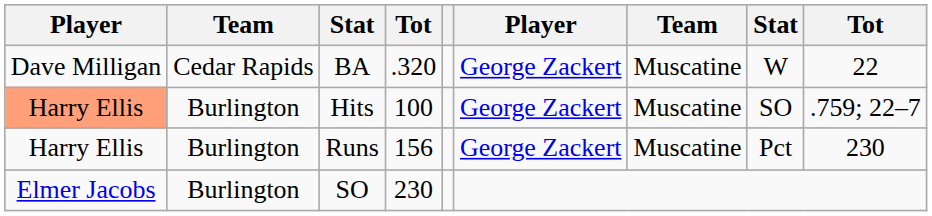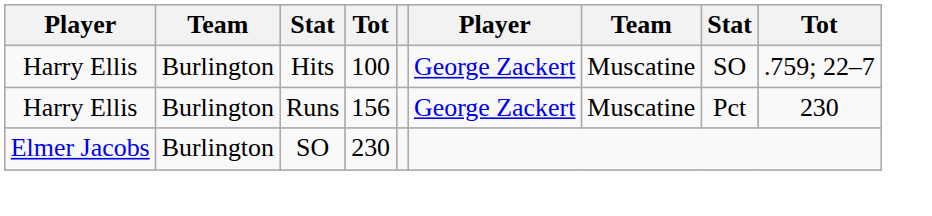- row: (352, 66)
(86, 107) lightsalmon background -> (80, 66) no background
